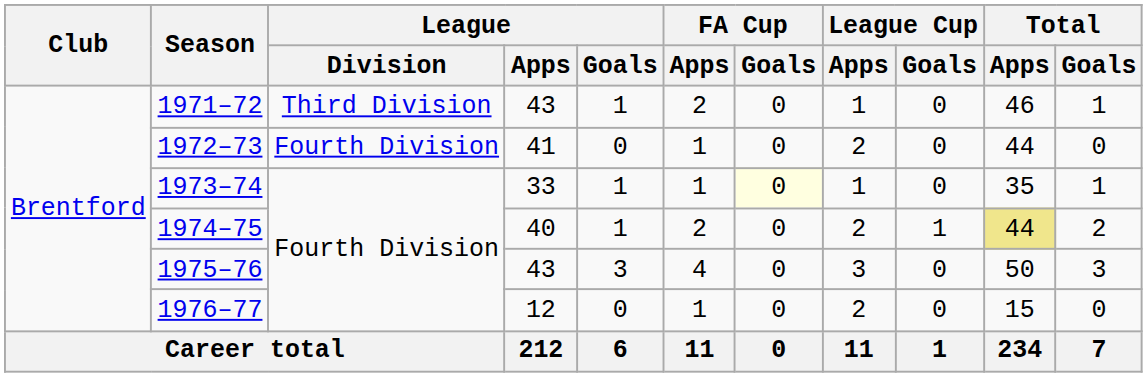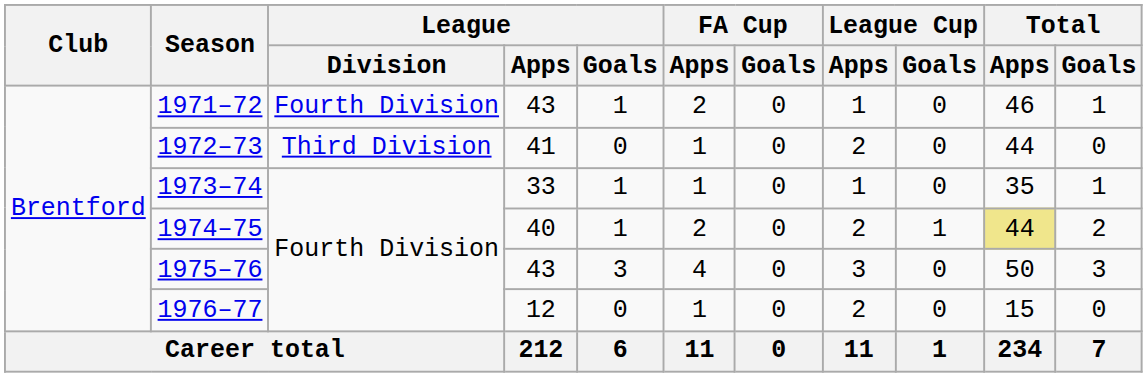(387, 107) Third Division -> (387, 107) Fourth Division
(387, 147) Fourth Division -> (387, 147) Third Division
(779, 188) lightyellow background -> (779, 188) no background
